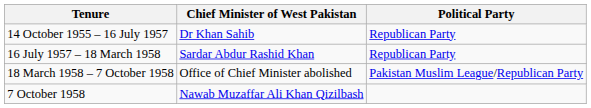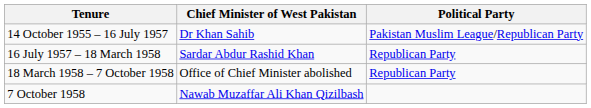(412, 34) Republican Party -> (476, 34) Pakistan Muslim League/Republican Party
(476, 73) Pakistan Muslim League/Republican Party -> (412, 73) Republican Party
